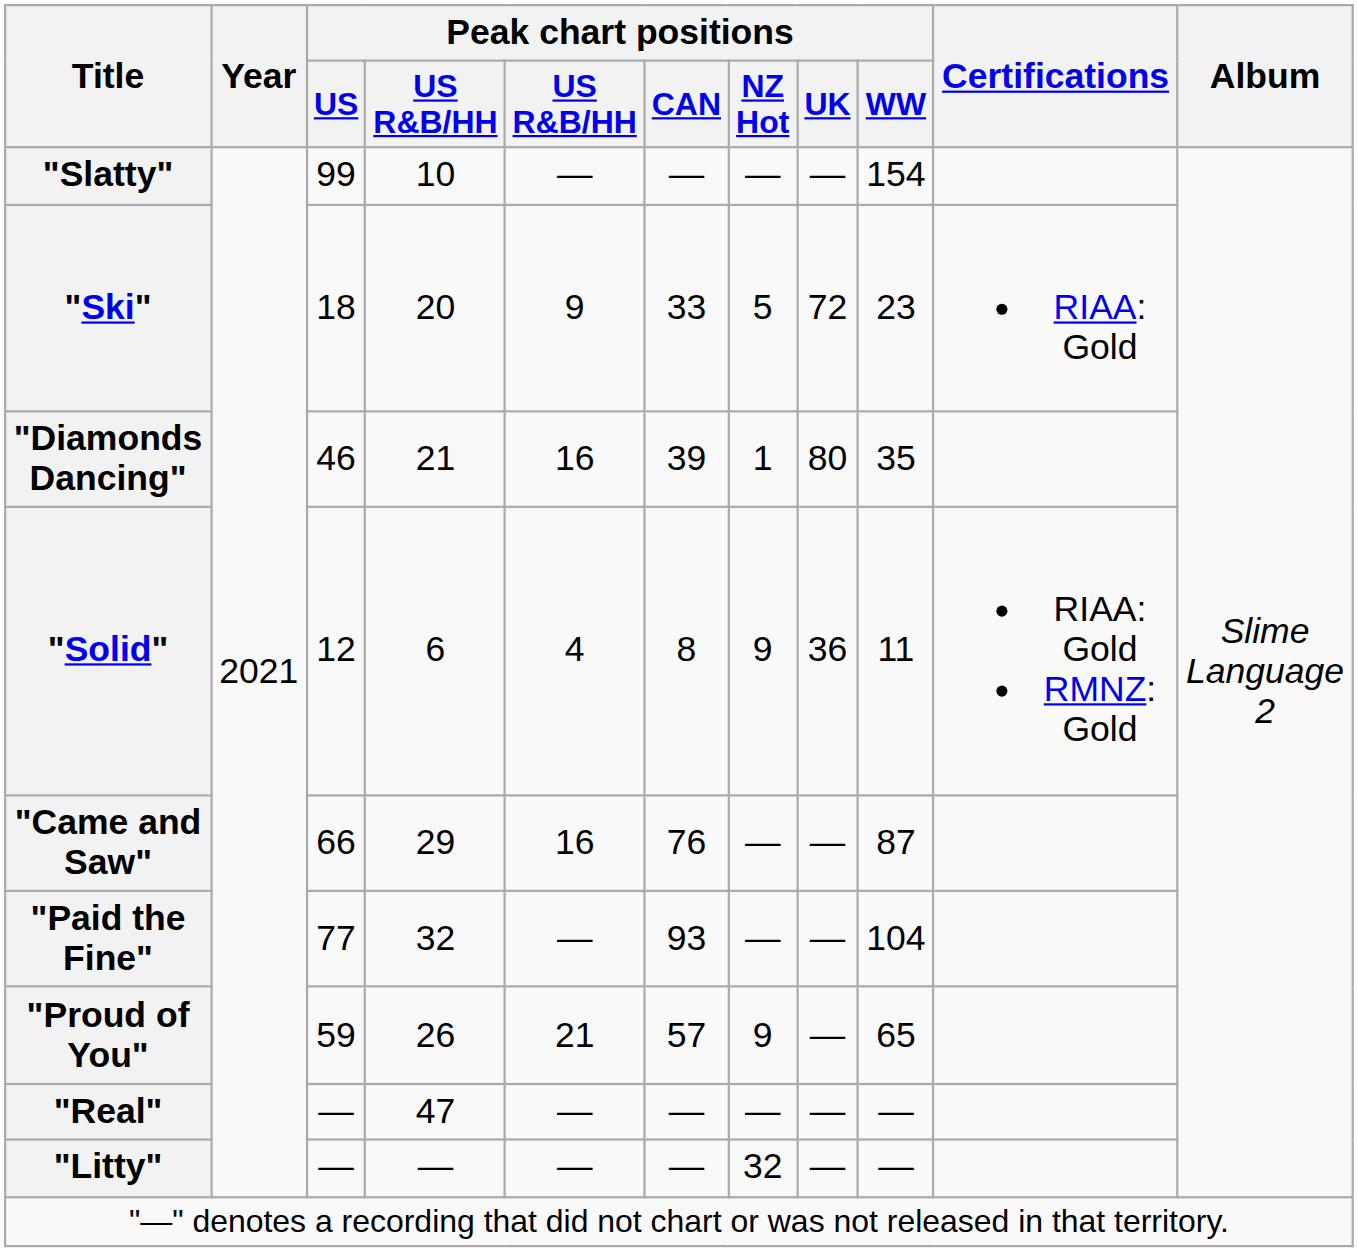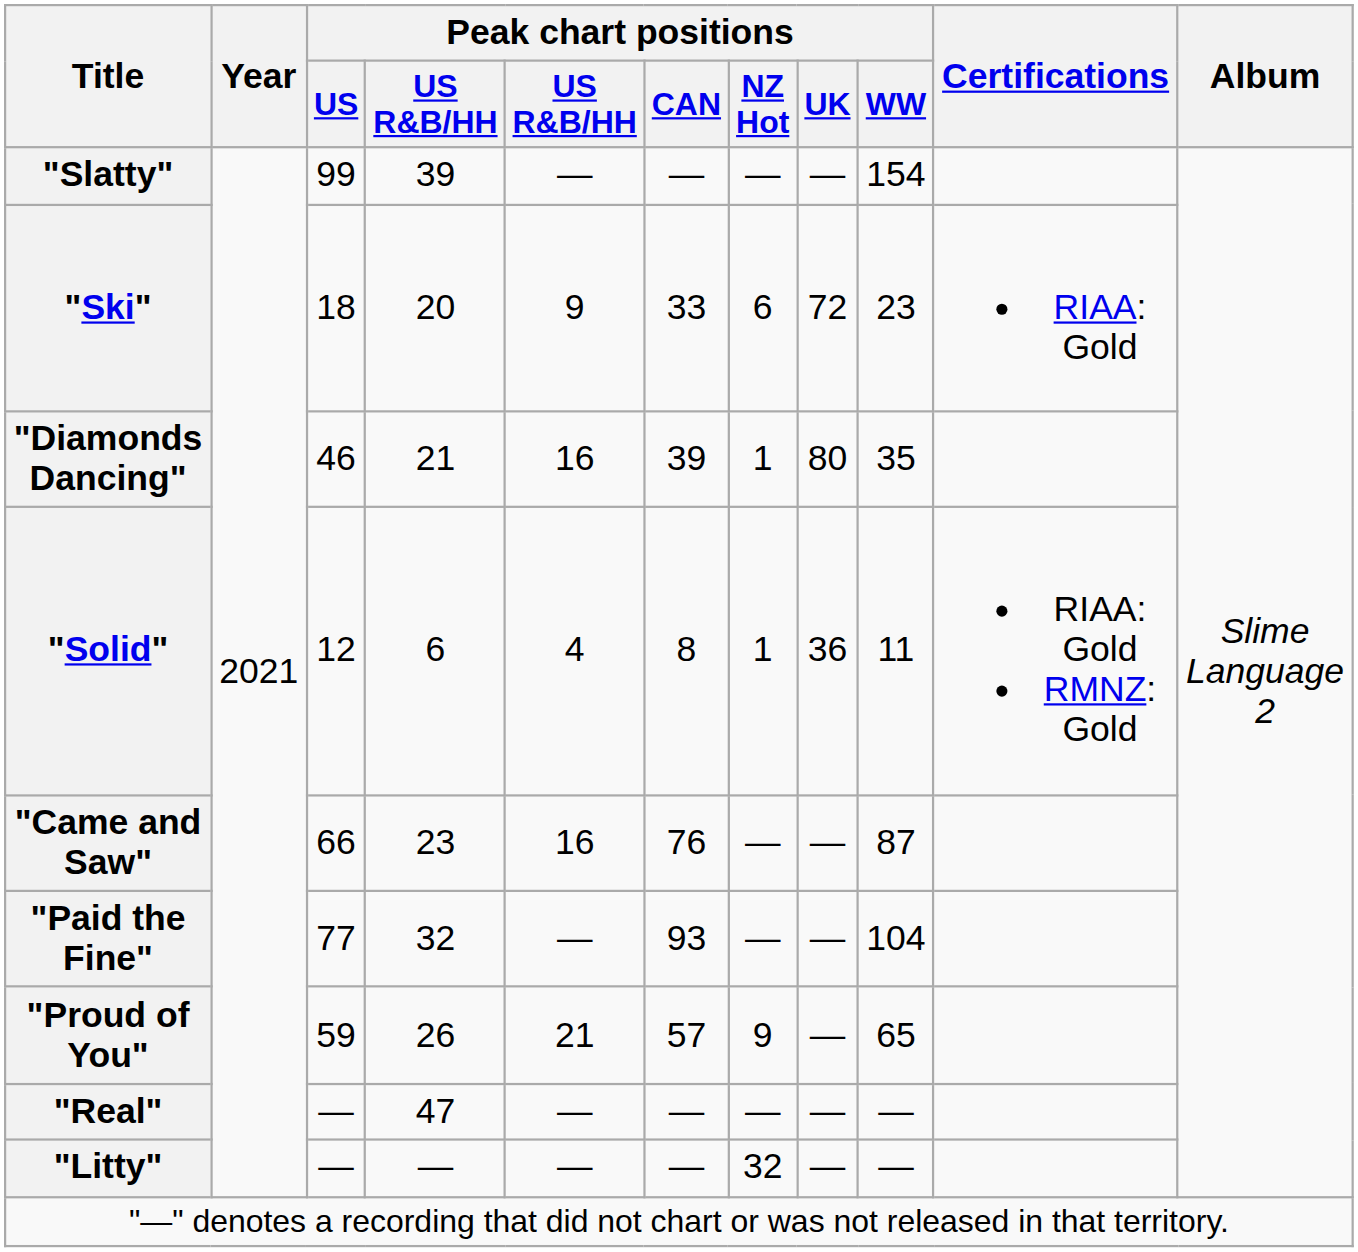(435, 175) 10 -> (435, 175) 39
(763, 306) 5 -> (763, 306) 6
(763, 650) 9 -> (763, 650) 1
(435, 842) 29 -> (435, 842) 23
